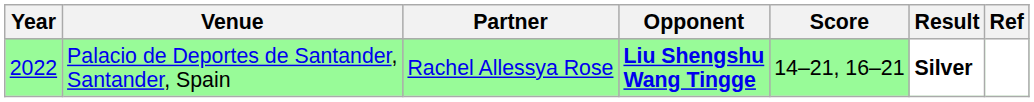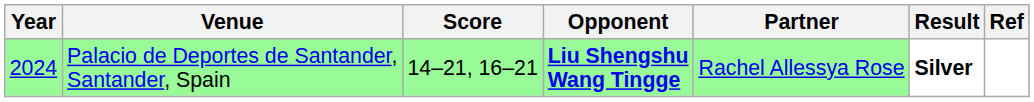columns swapped: (510, 22) <-> (839, 22)
(33, 67) 2022 -> (33, 67) 2024
